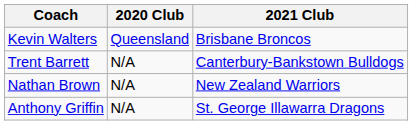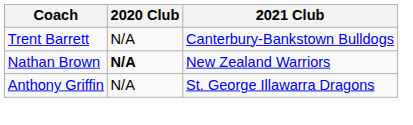- row: (52, 39)
(123, 85) normal -> (123, 62) bold
